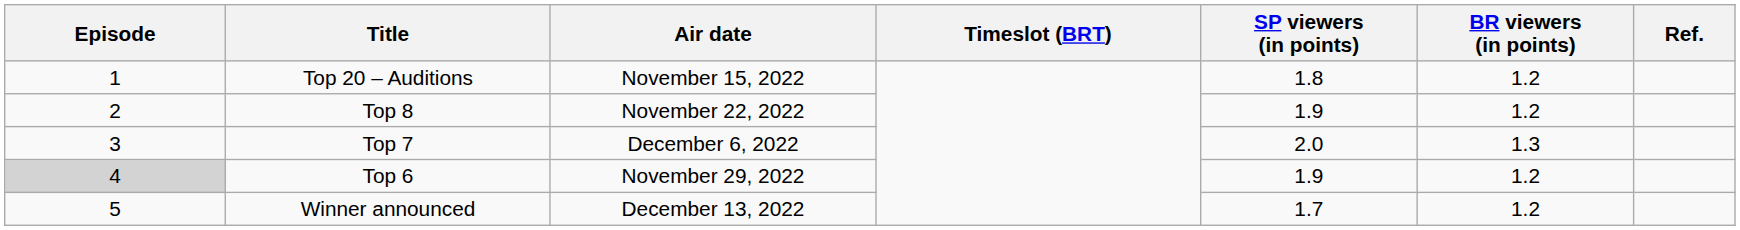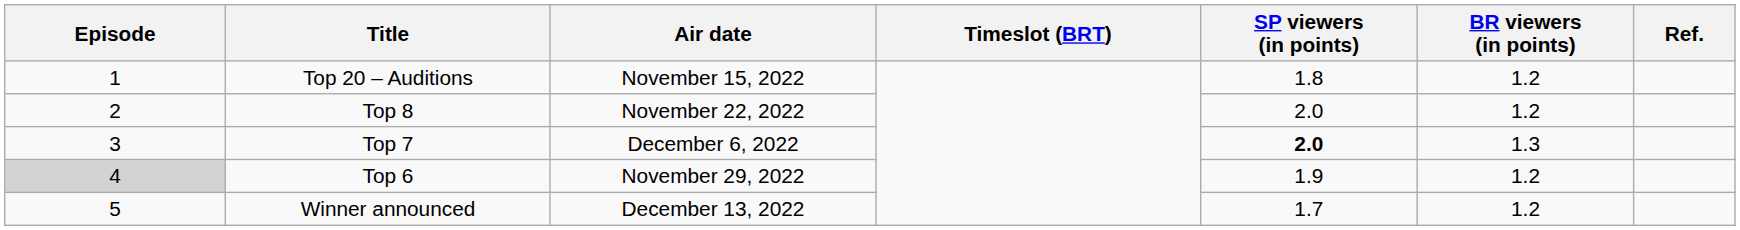(1309, 111) 1.9 -> (1309, 111) 2.0
(1309, 144) normal -> (1309, 144) bold
